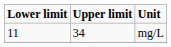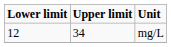(13, 33) 11 -> (13, 33) 12
